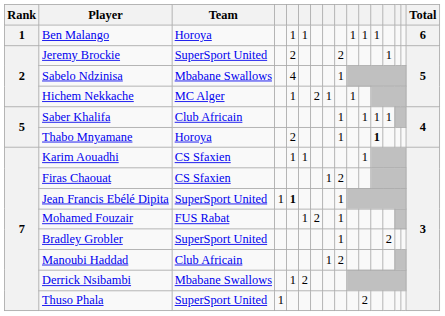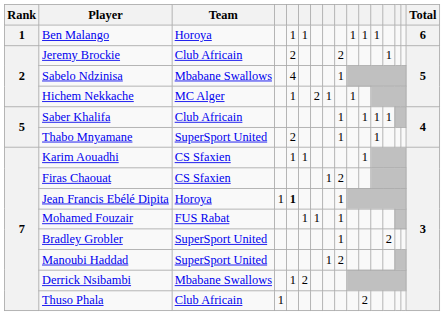(221, 55) SuperSport United -> (209, 55) Club Africain
(193, 137) Horoya -> (221, 137) SuperSport United
(377, 137) bold -> (377, 137) normal
(221, 198) SuperSport United -> (193, 198) Horoya
(317, 219) 2 -> (317, 219) 1
(209, 260) Club Africain -> (221, 260) SuperSport United
(221, 301) SuperSport United -> (209, 301) Club Africain
